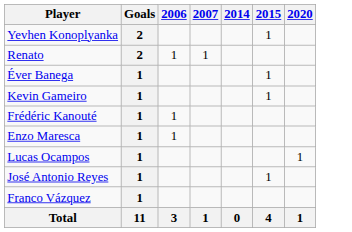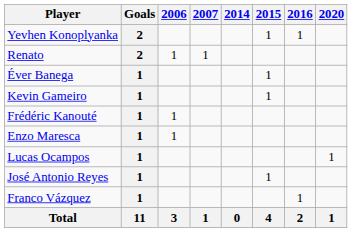+ column: (300, 14)
